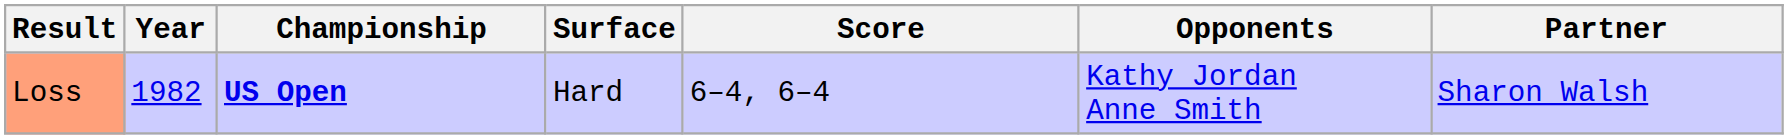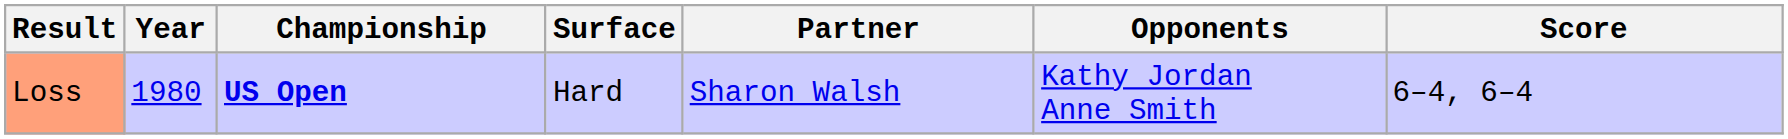columns swapped: (1606, 29) <-> (881, 29)
(166, 94) 1982 -> (166, 94) 1980
